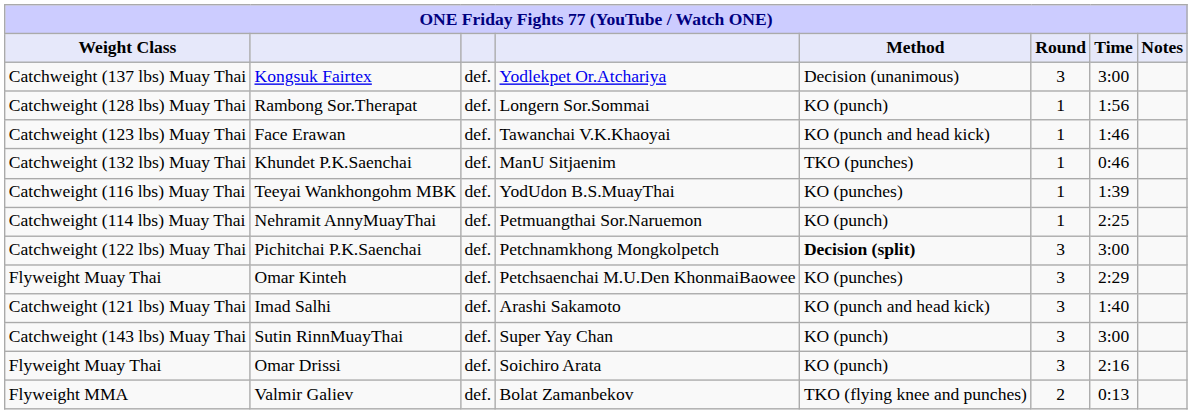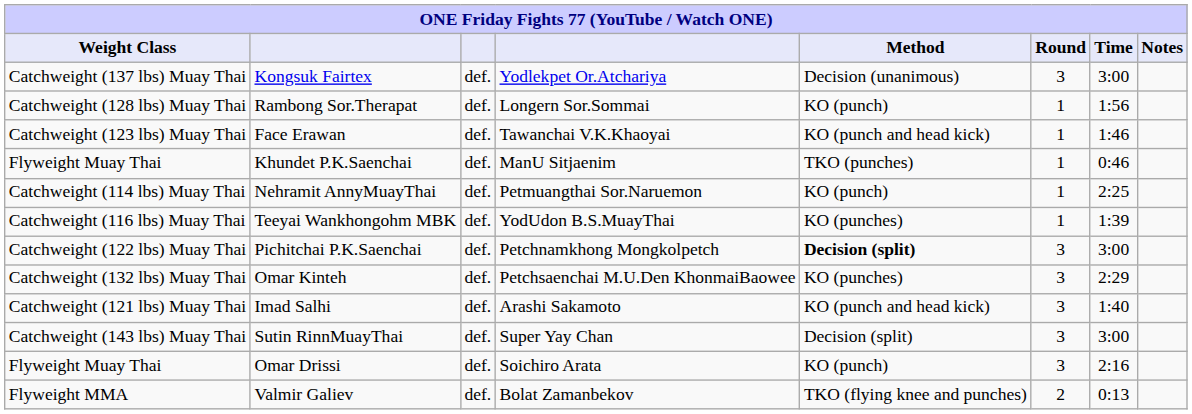(128, 163) Catchweight (132 lbs) Muay Thai -> (85, 163) Flyweight Muay Thai
rows swapped: (355, 192) <-> (345, 221)
(85, 278) Flyweight Muay Thai -> (128, 278) Catchweight (132 lbs) Muay Thai
(846, 336) KO (punch) -> (858, 336) Decision (split)
